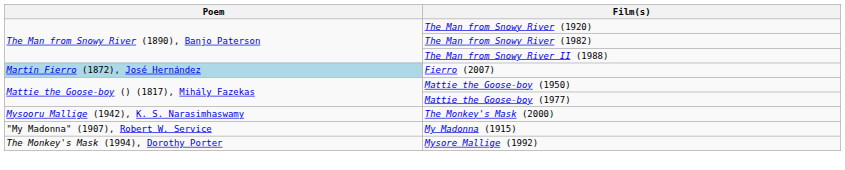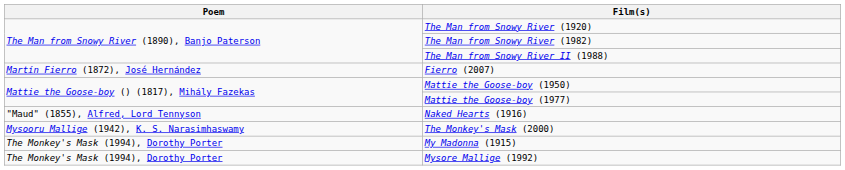(104, 70) lightblue background -> (104, 70) no background
+ row: (476, 114)
(109, 129) "My Madonna" (1907), Robert W. Service -> (114, 143) The Monkey's Mask (1994), Dorothy Porter
